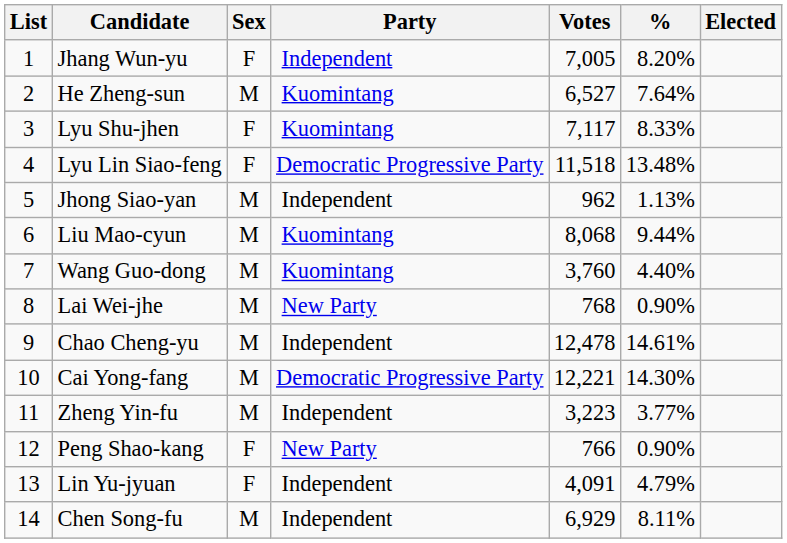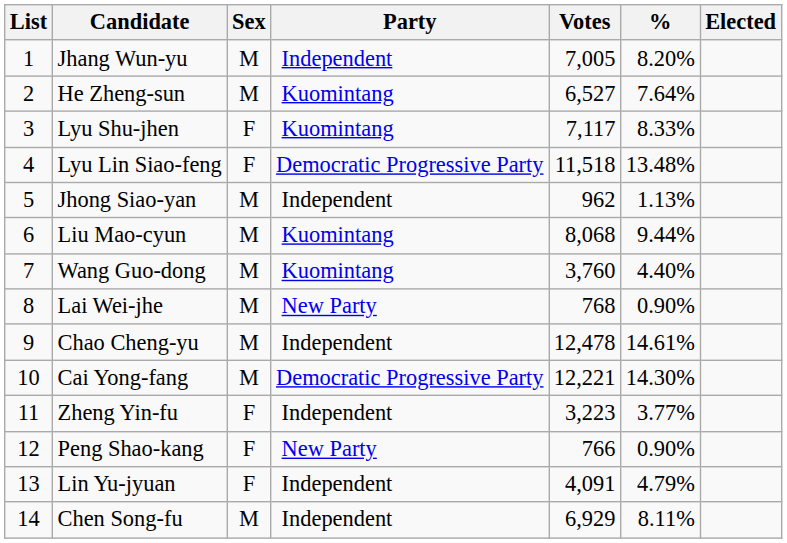(249, 57) F -> (249, 57) M
(249, 413) M -> (249, 413) F
